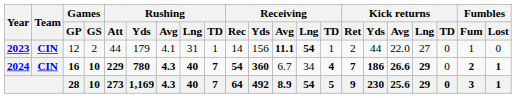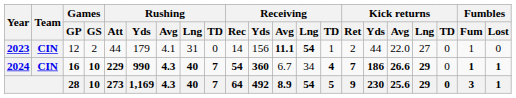(215, 48) 1 -> (215, 48) 0
(141, 66) 780 -> (141, 66) 990
(471, 66) 2 -> (471, 66) 1
